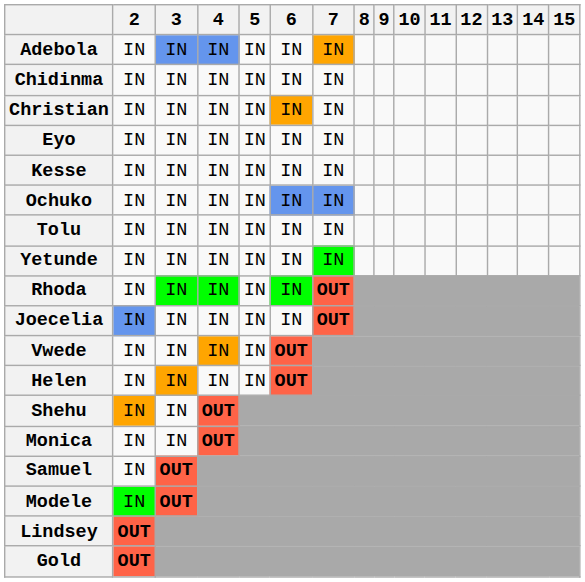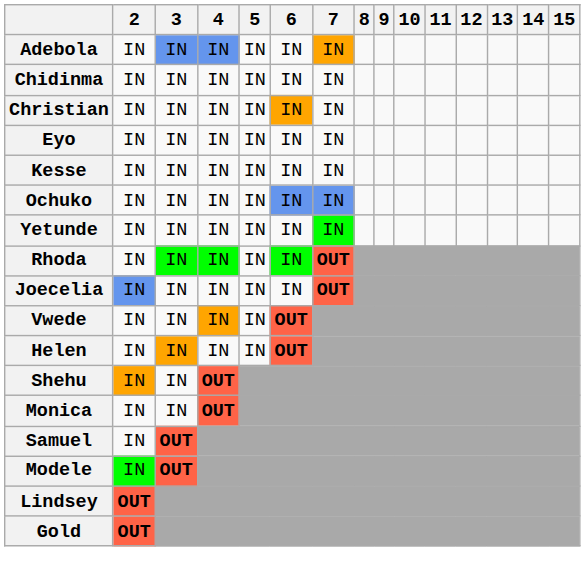- row: (59, 230)
